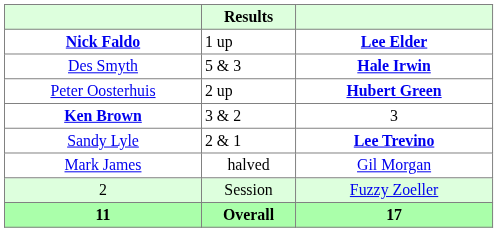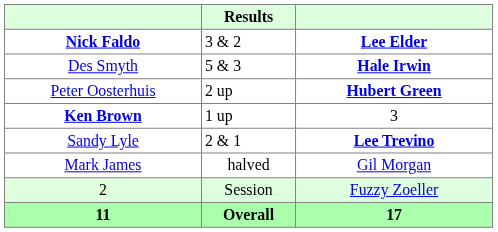(219, 41) 1 up -> (223, 41) 3 & 2
(223, 115) 3 & 2 -> (219, 115) 1 up
